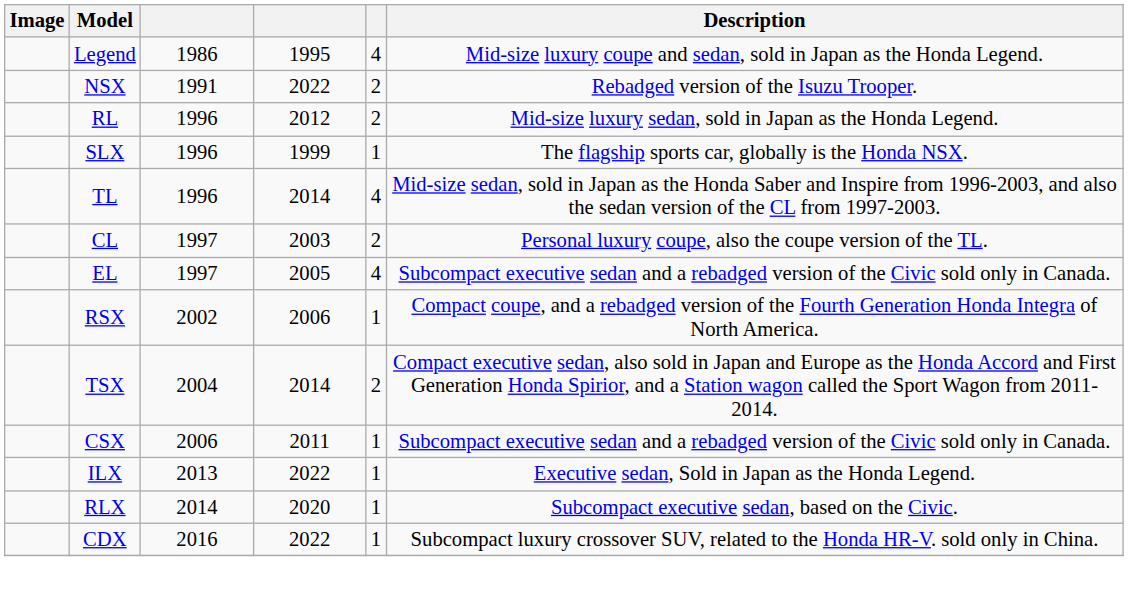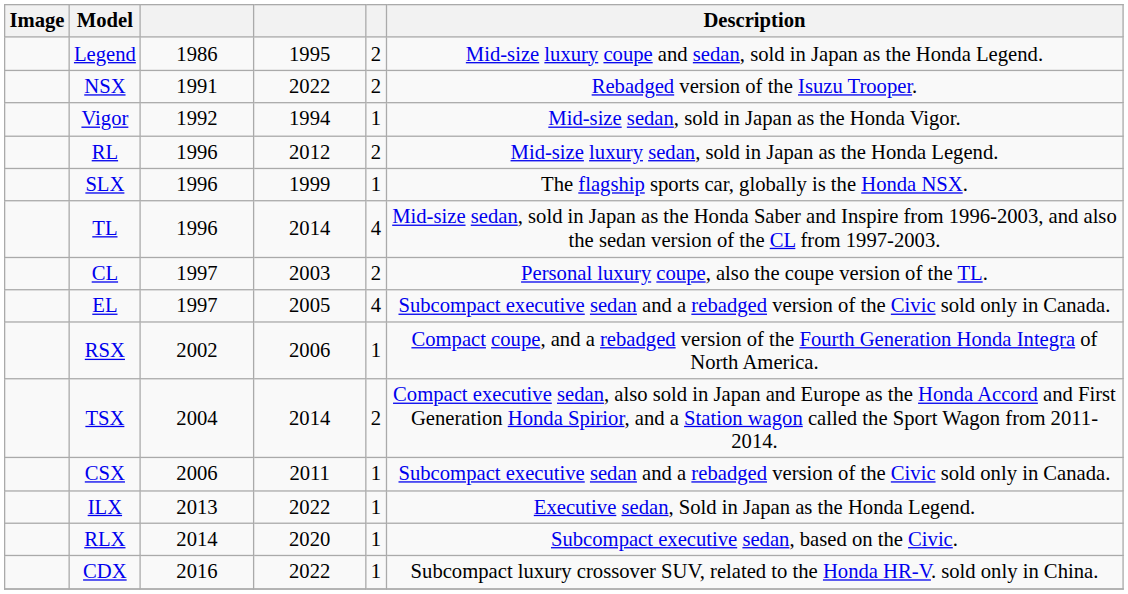(376, 53) 4 -> (376, 53) 2
+ row: (105, 119)
